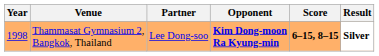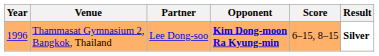(17, 36) 1998 -> (17, 36) 1996
(315, 36) bold -> (315, 36) normal
